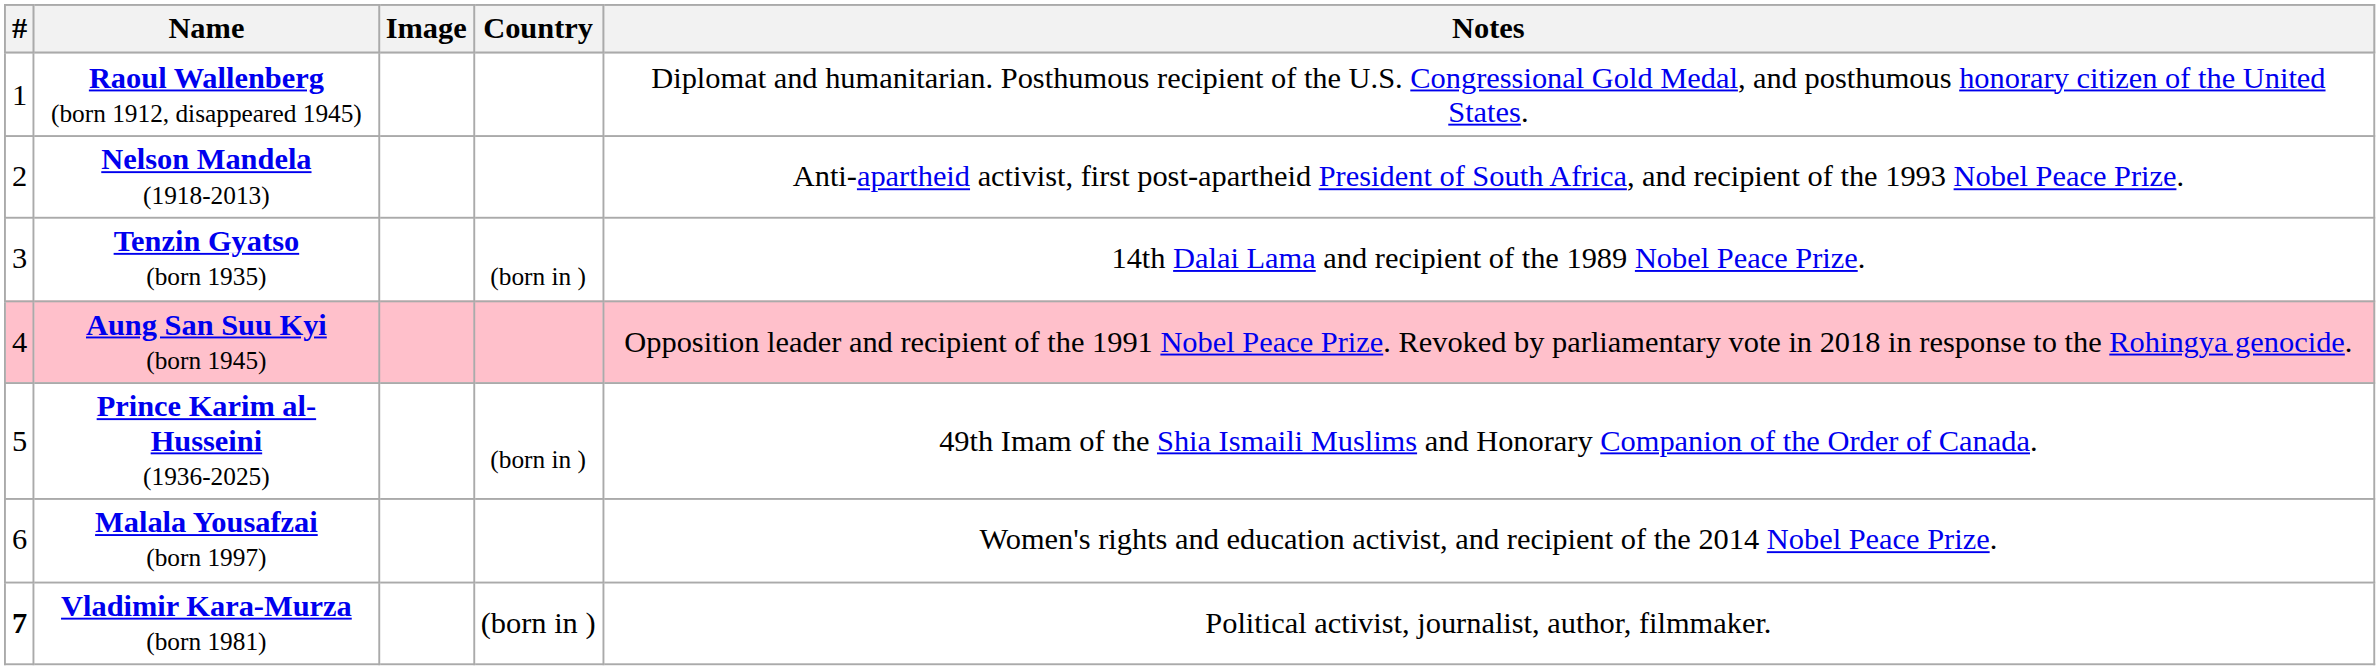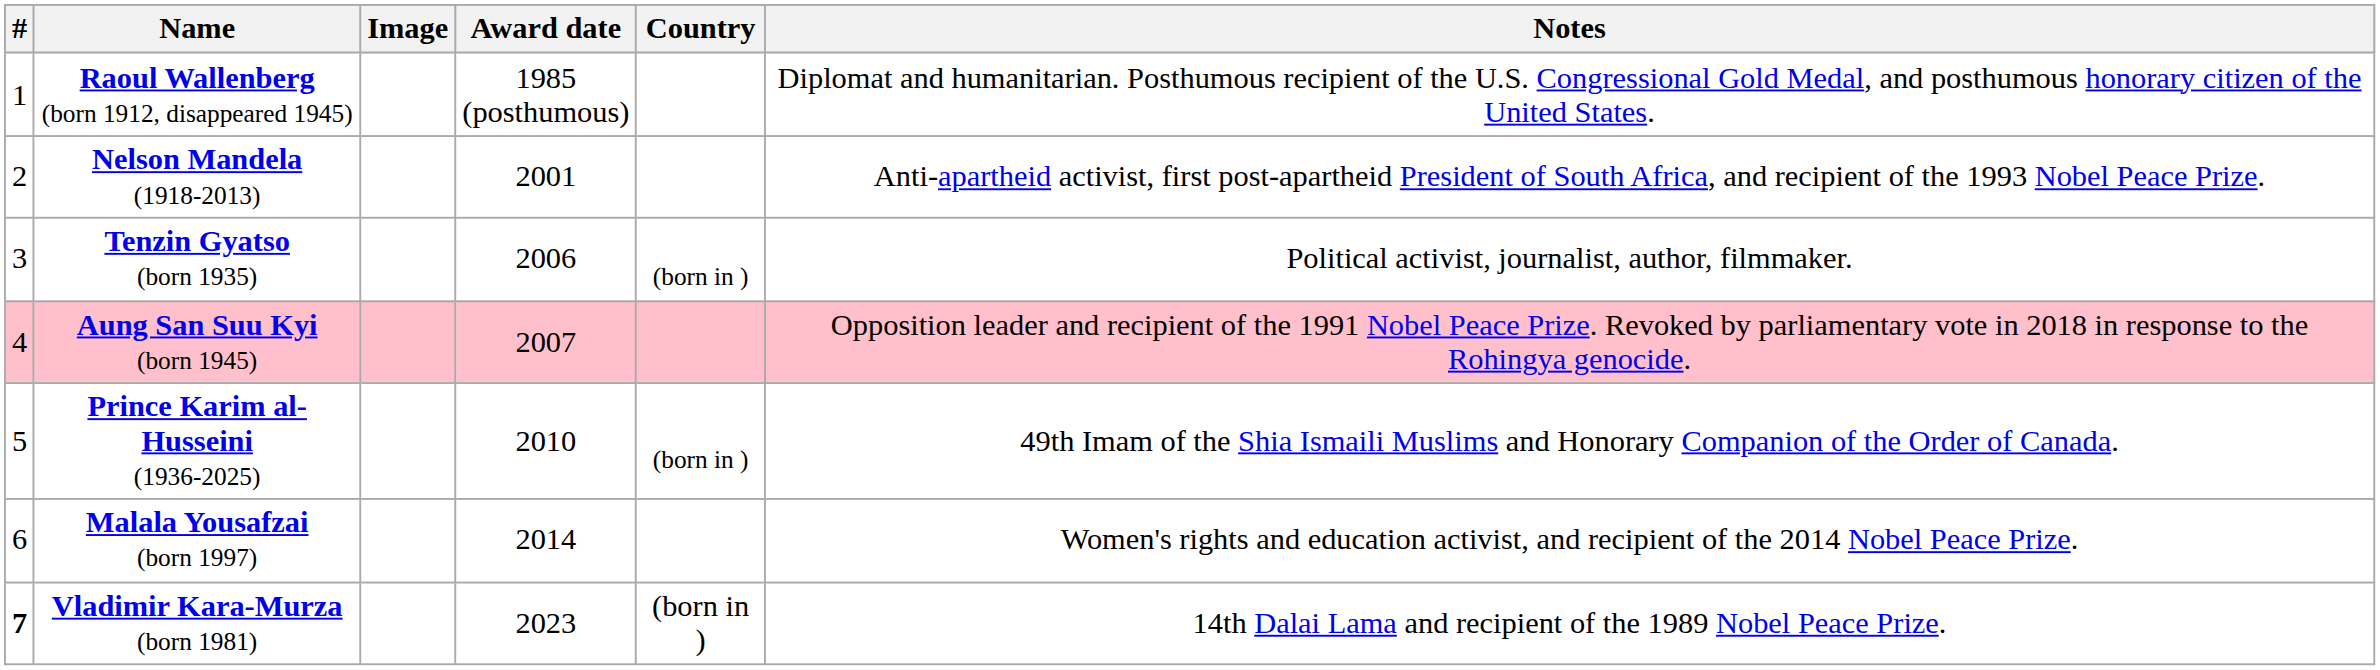+ column: (546, 28)
(1488, 258) 14th Dalai Lama and recipient of the 1989 Nobel Peace Prize. -> (1570, 258) Political activist, journalist, author, filmmaker.
(1488, 622) Political activist, journalist, author, filmmaker. -> (1569, 622) 14th Dalai Lama and recipient of the 1989 Nobel Peace Prize.
